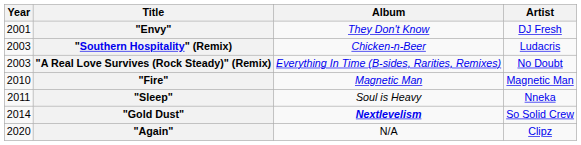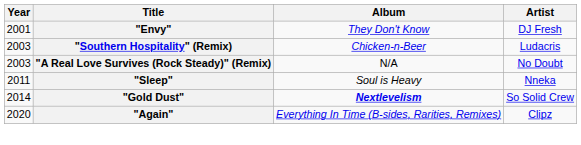(389, 64) Everything In Time (B-sides, Rarities, Remixes) -> (389, 64) N/A
- row: (153, 81)
(389, 132) N/A -> (389, 115) Everything In Time (B-sides, Rarities, Remixes)
